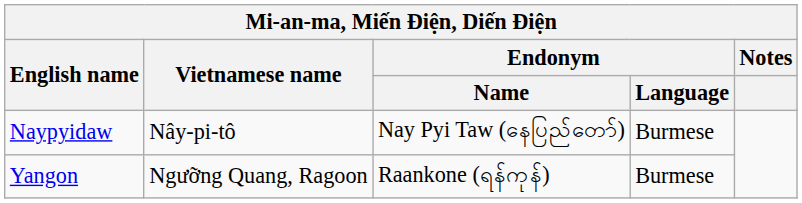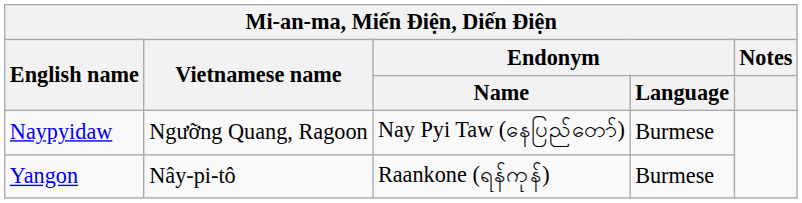(192, 132) Nây-pi-tô -> (258, 132) Ngưỡng Quang, Ragoon
(258, 175) Ngưỡng Quang, Ragoon -> (192, 175) Nây-pi-tô
